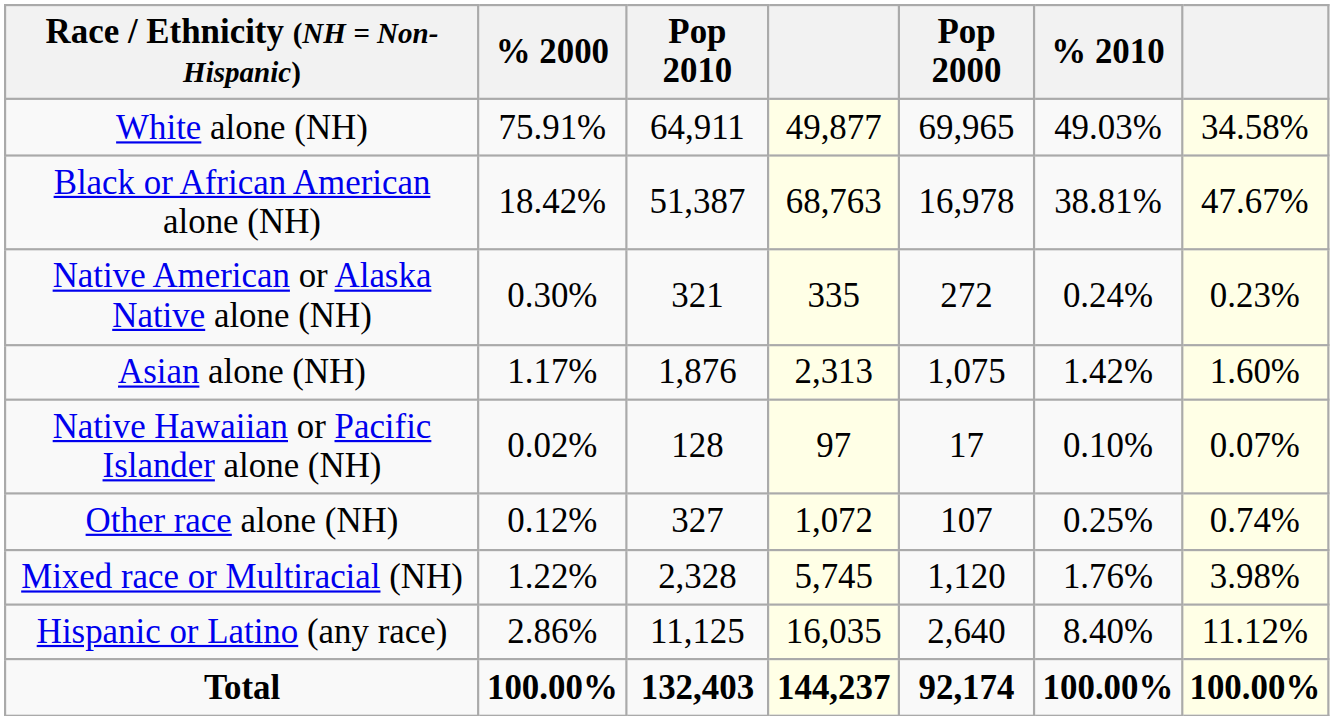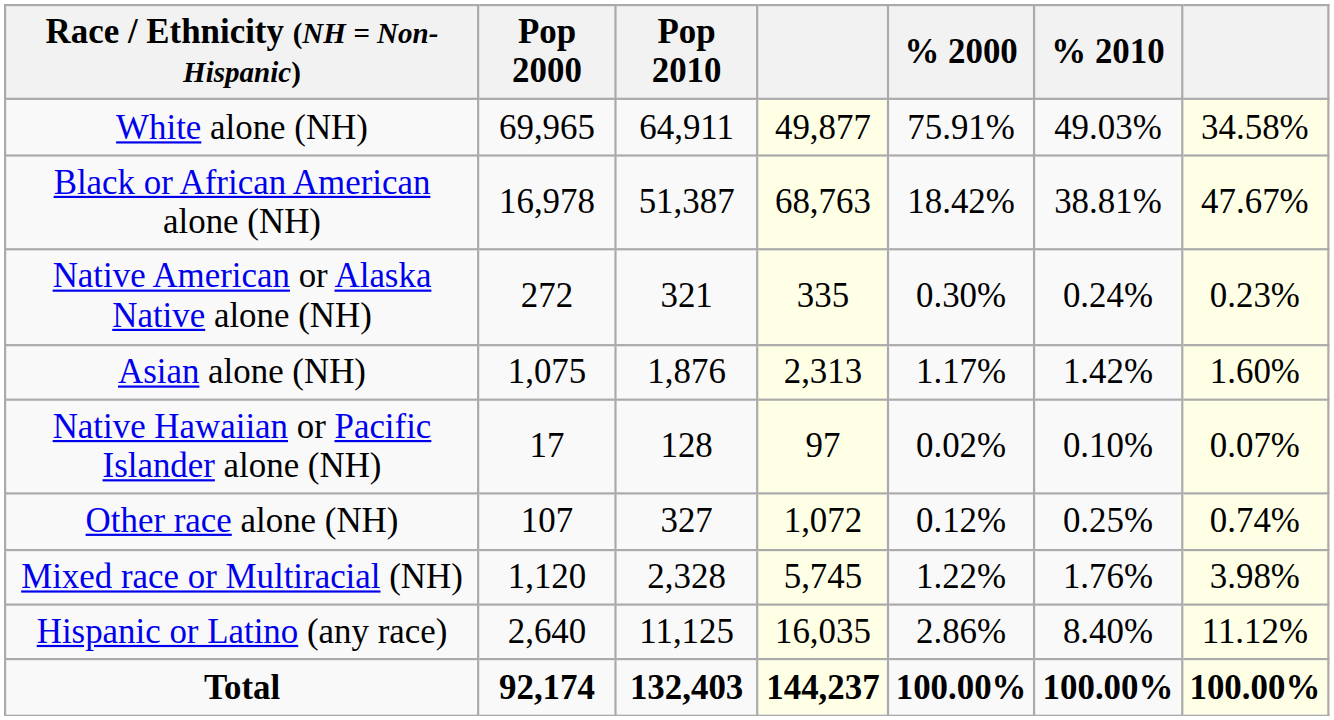columns swapped: (966, 51) <-> (552, 51)
